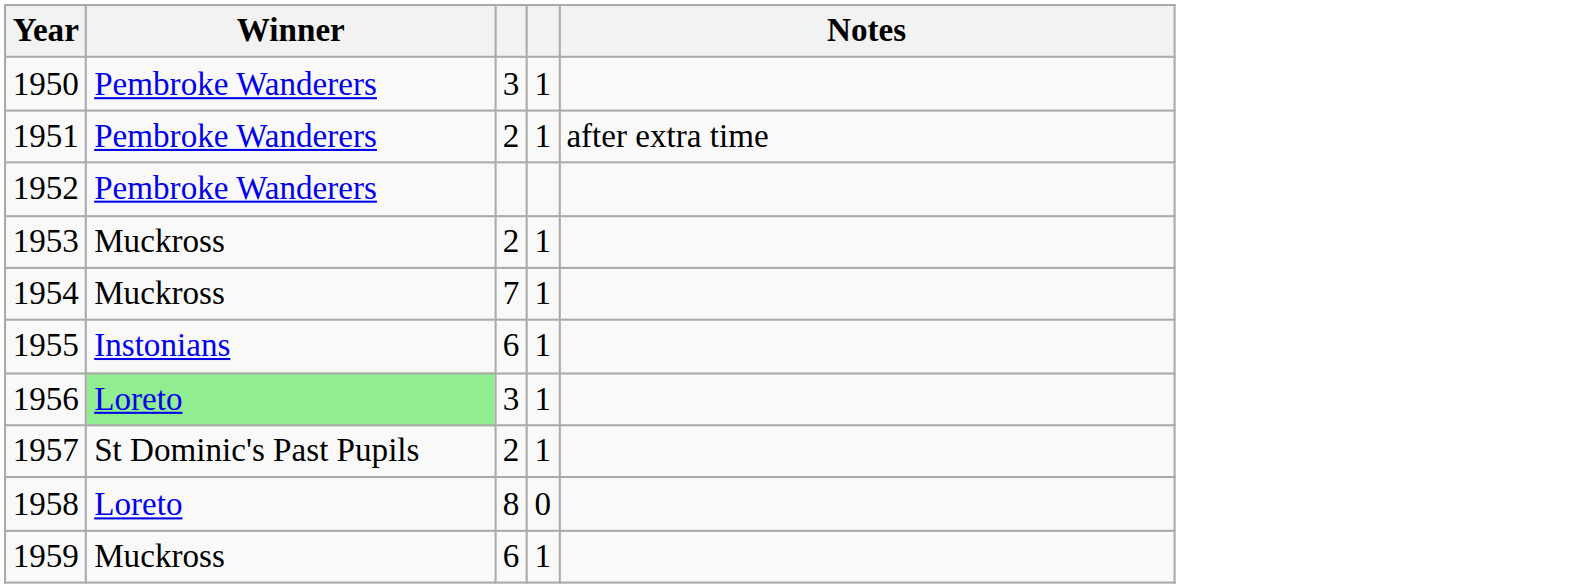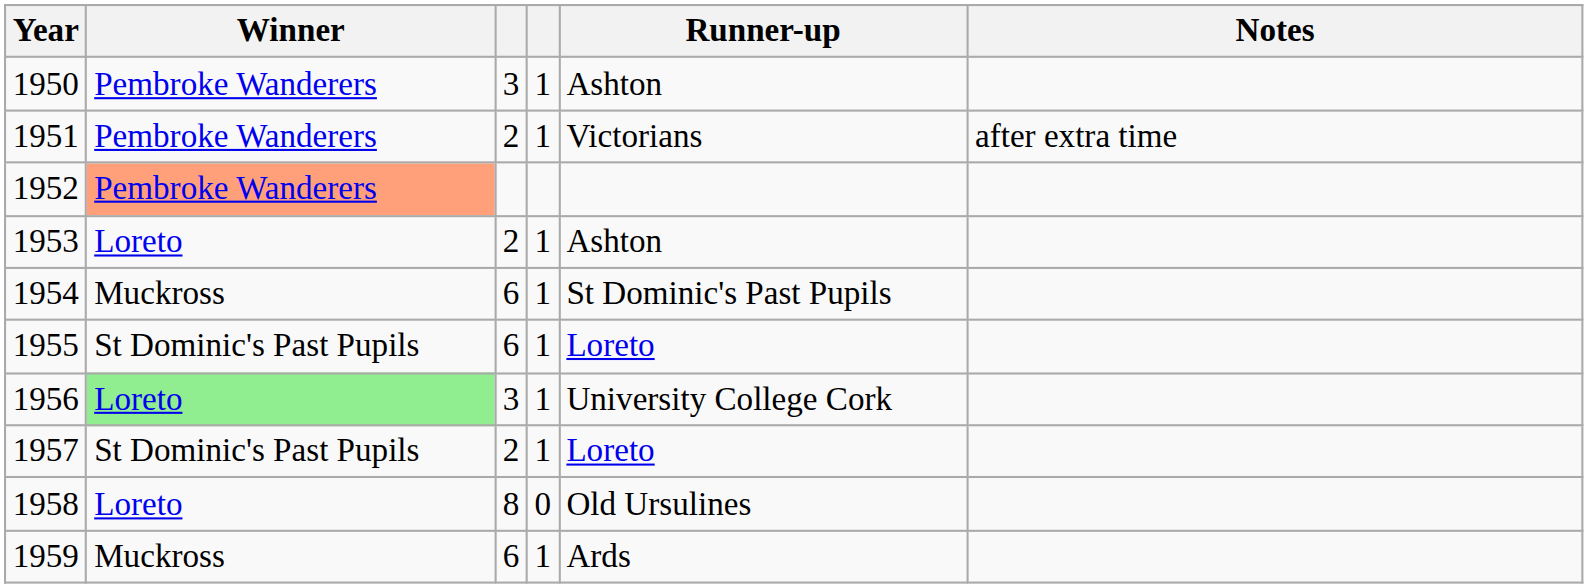+ column: (763, 30)
(236, 188) no background -> (236, 188) lightsalmon background
(159, 240) Muckross -> (138, 240) Loreto
(511, 293) 7 -> (511, 293) 6
(162, 345) Instonians -> (257, 345) St Dominic's Past Pupils
